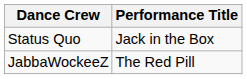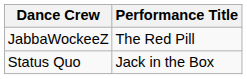rows swapped: (44, 39) <-> (58, 62)
